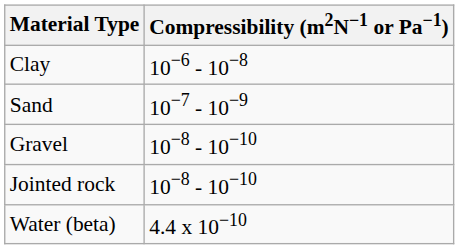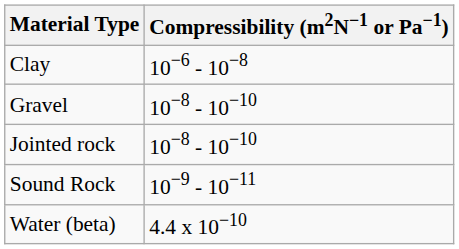- row: (31, 104)
+ row: (62, 184)
